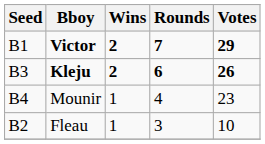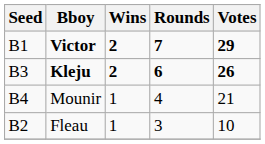(226, 98) 23 -> (226, 98) 21
